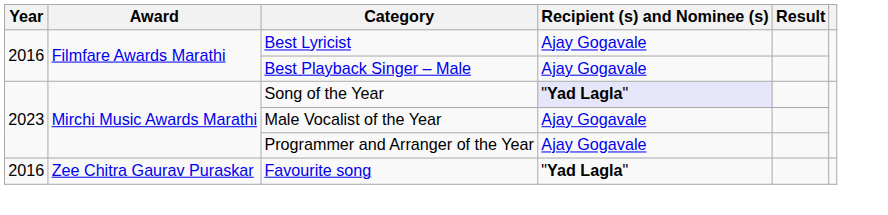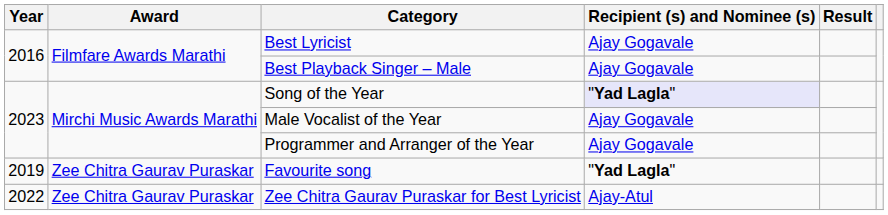(26, 171) 2016 -> (26, 171) 2019
+ row: (423, 196)
